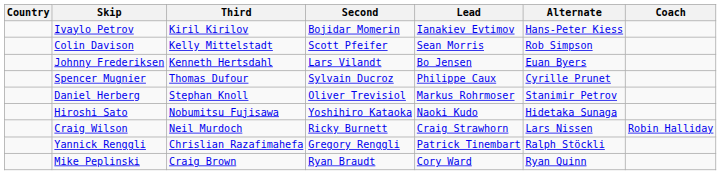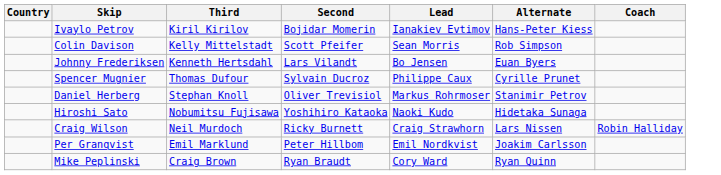+ row: (94, 145)
- row: (100, 145)
